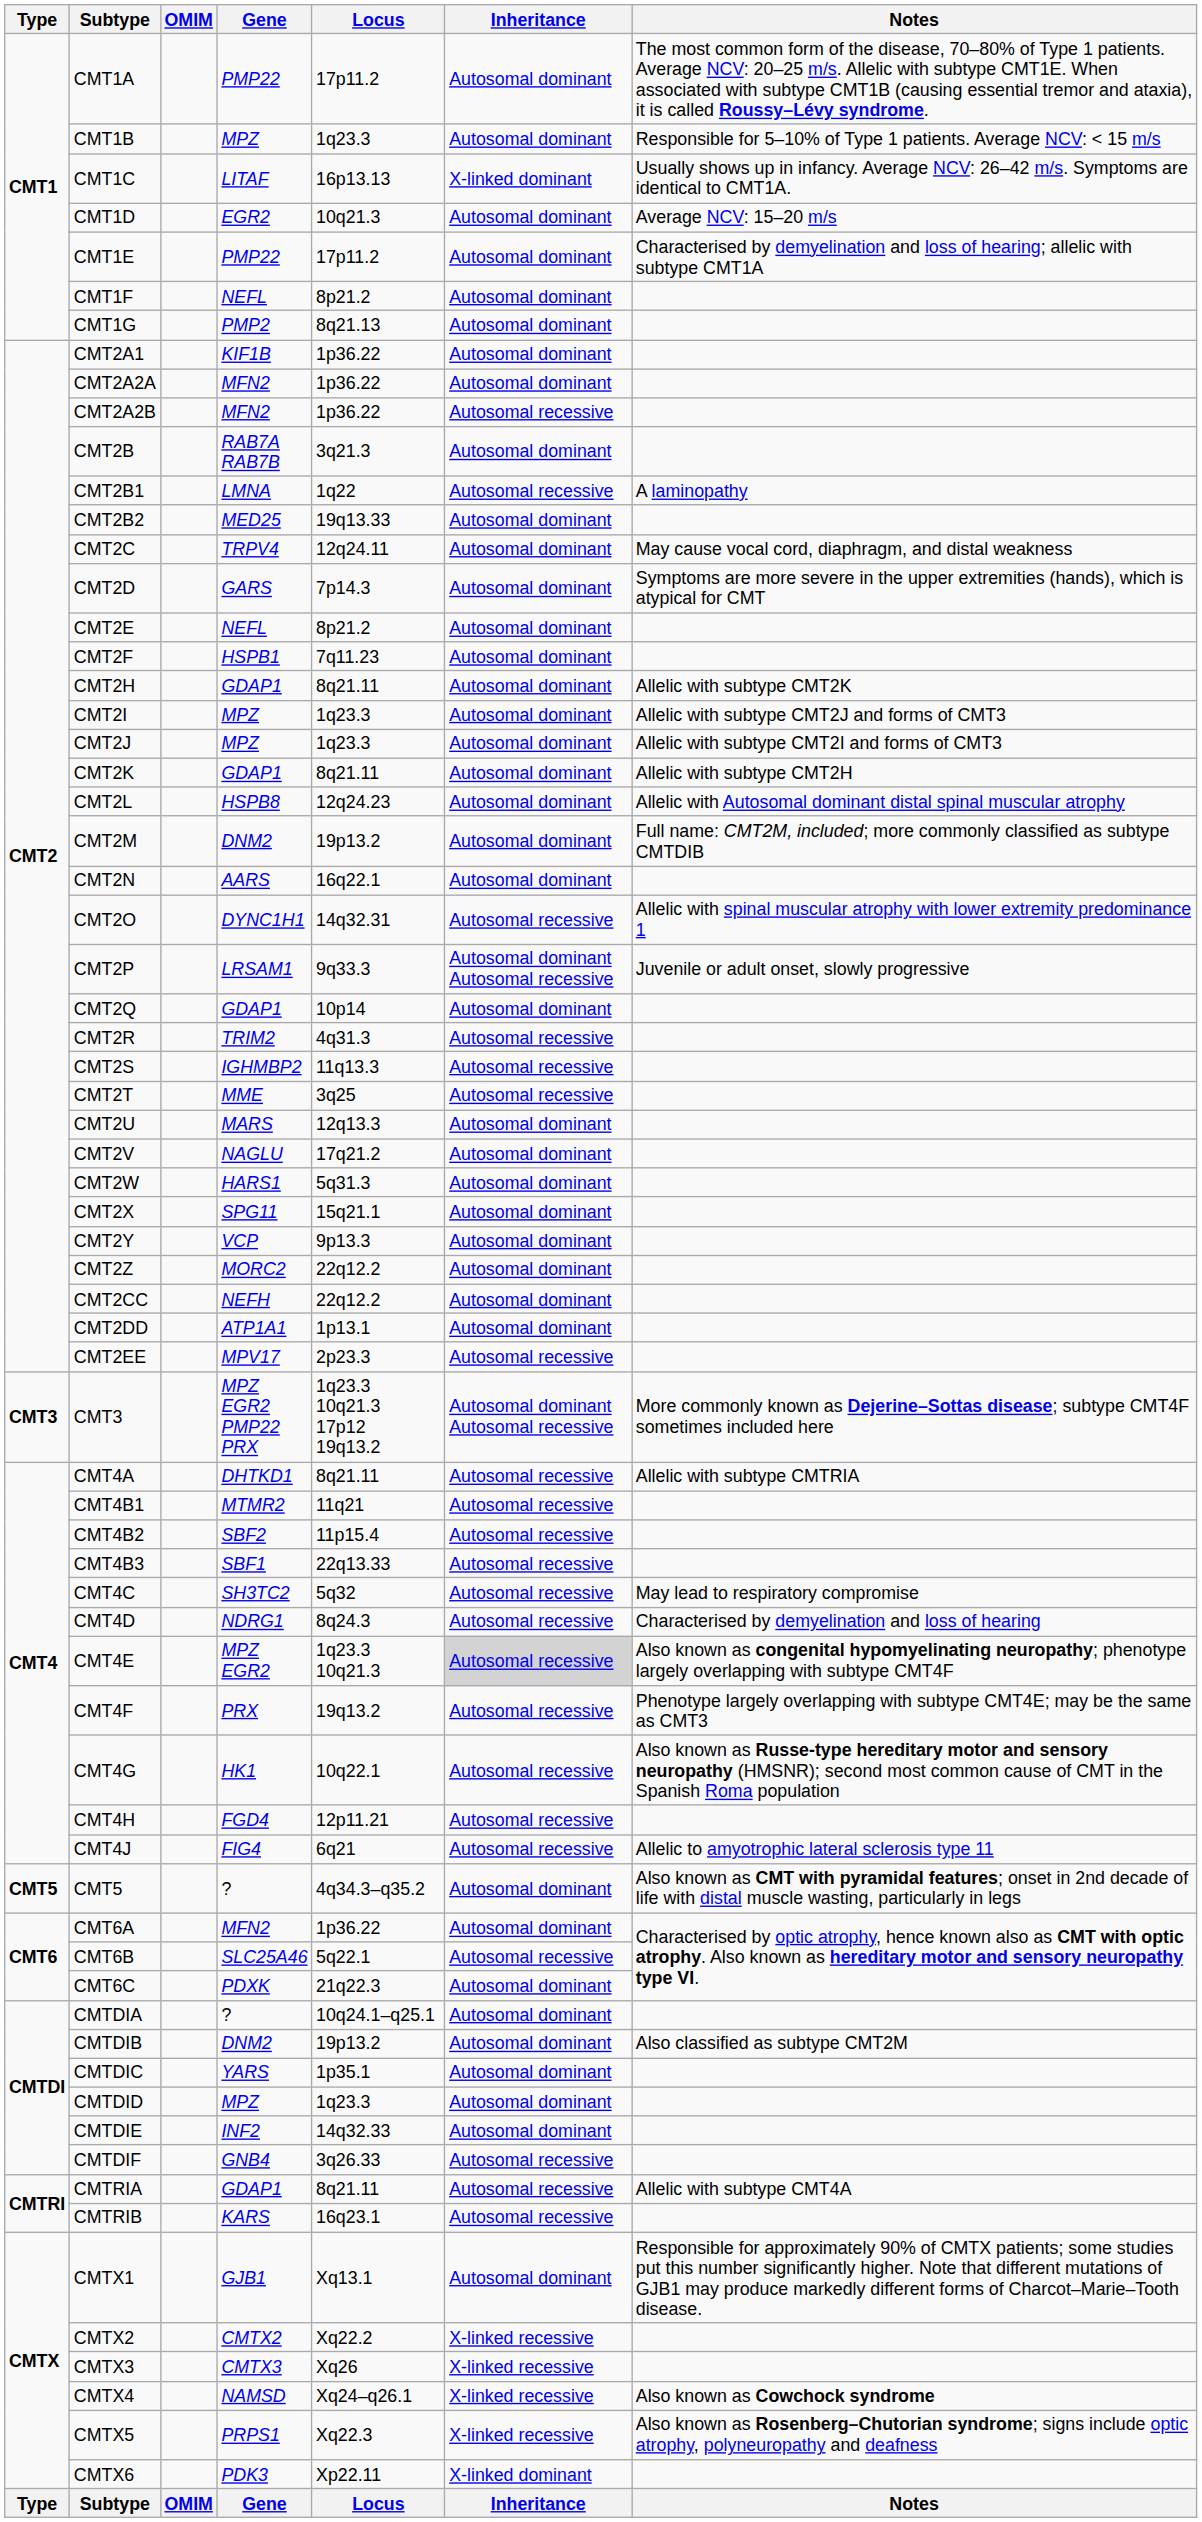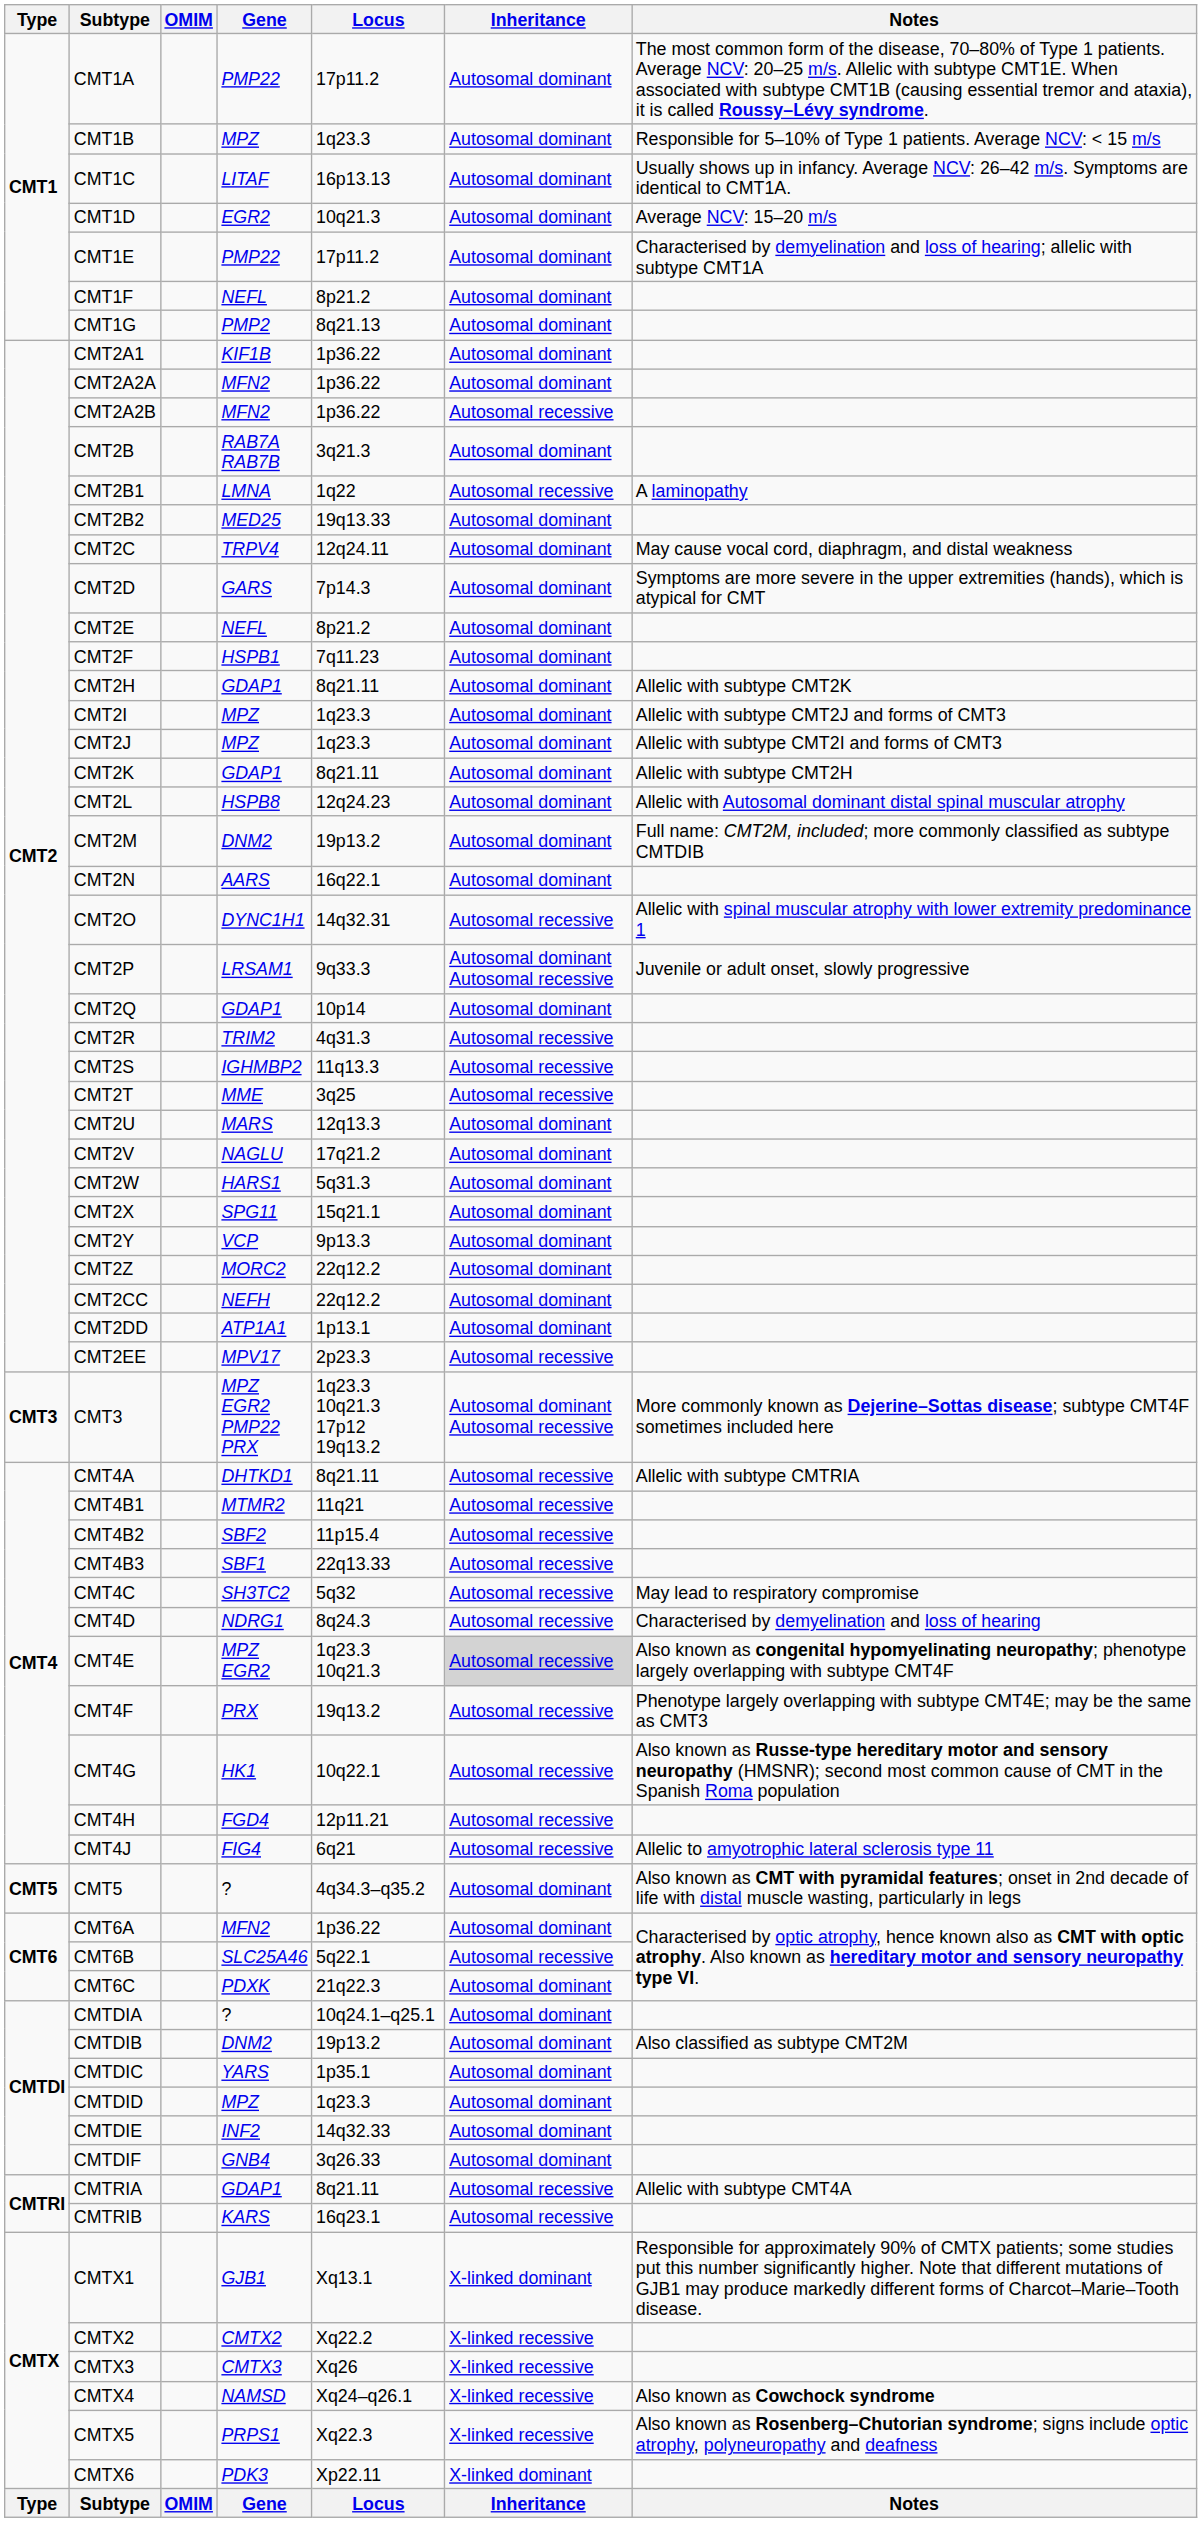(520, 178) X-linked dominant -> (530, 178) Autosomal dominant
(531, 2160) Autosomal recessive -> (530, 2160) Autosomal dominant
(530, 2278) Autosomal dominant -> (520, 2278) X-linked dominant
